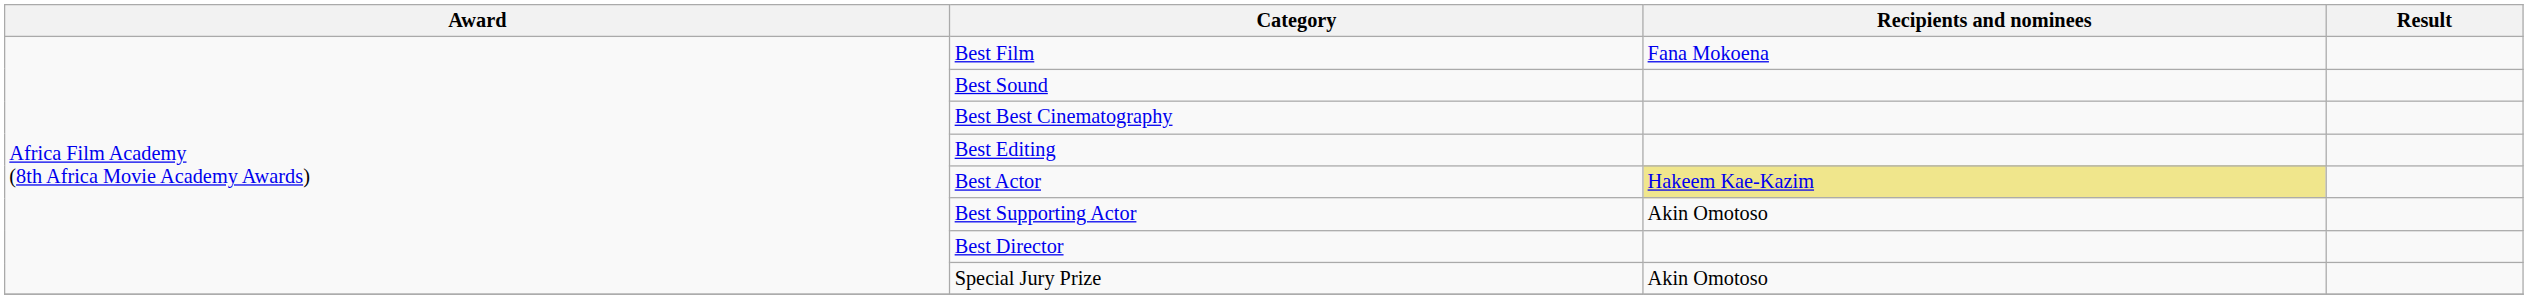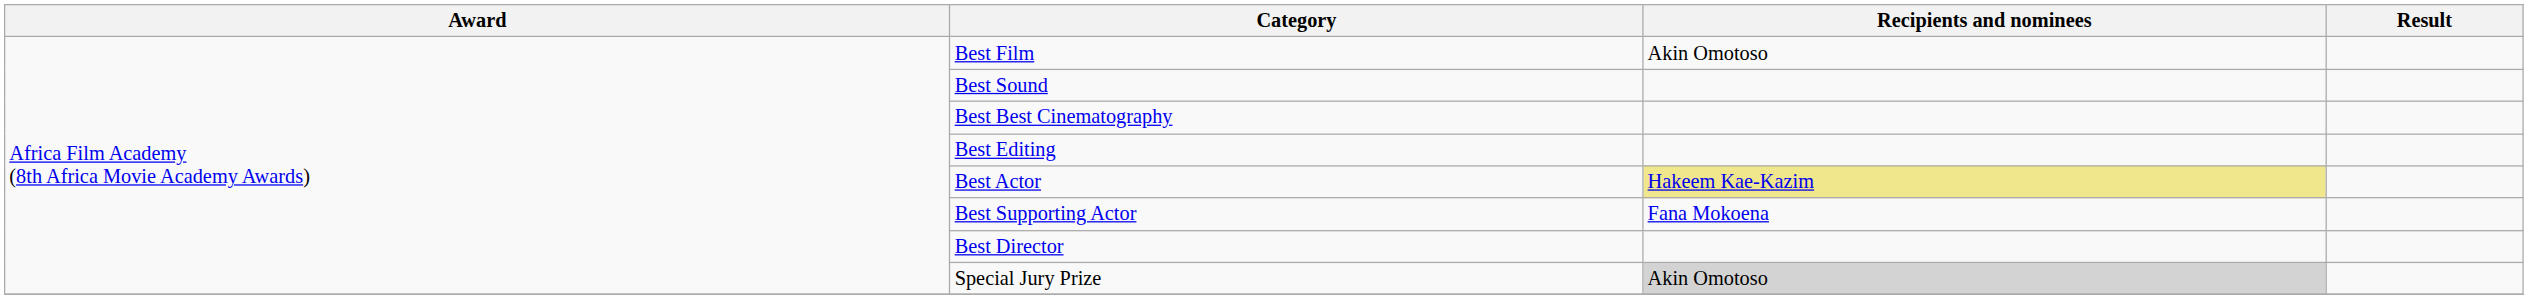(1708, 52) Fana Mokoena -> (1708, 52) Akin Omotoso
(1708, 213) Akin Omotoso -> (1708, 213) Fana Mokoena
(1708, 278) no background -> (1708, 278) lightgrey background
